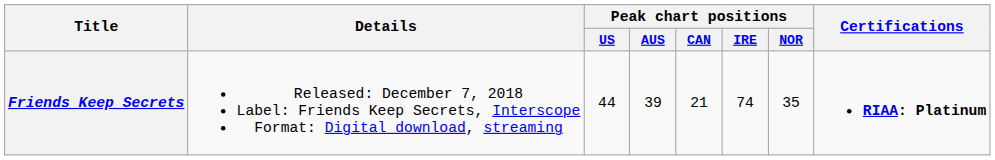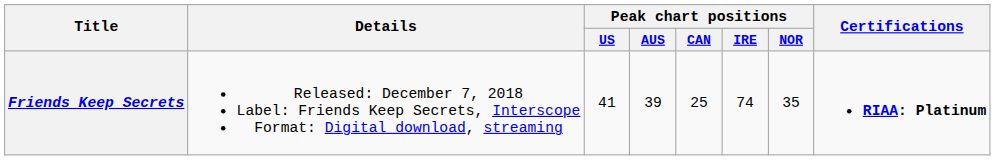(607, 103) 44 -> (607, 103) 41
(699, 103) 21 -> (699, 103) 25
